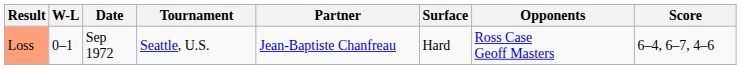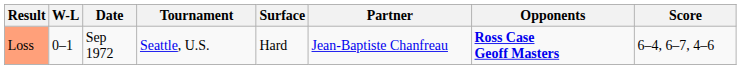columns swapped: (445, 15) <-> (338, 15)
(514, 45) normal -> (517, 45) bold
